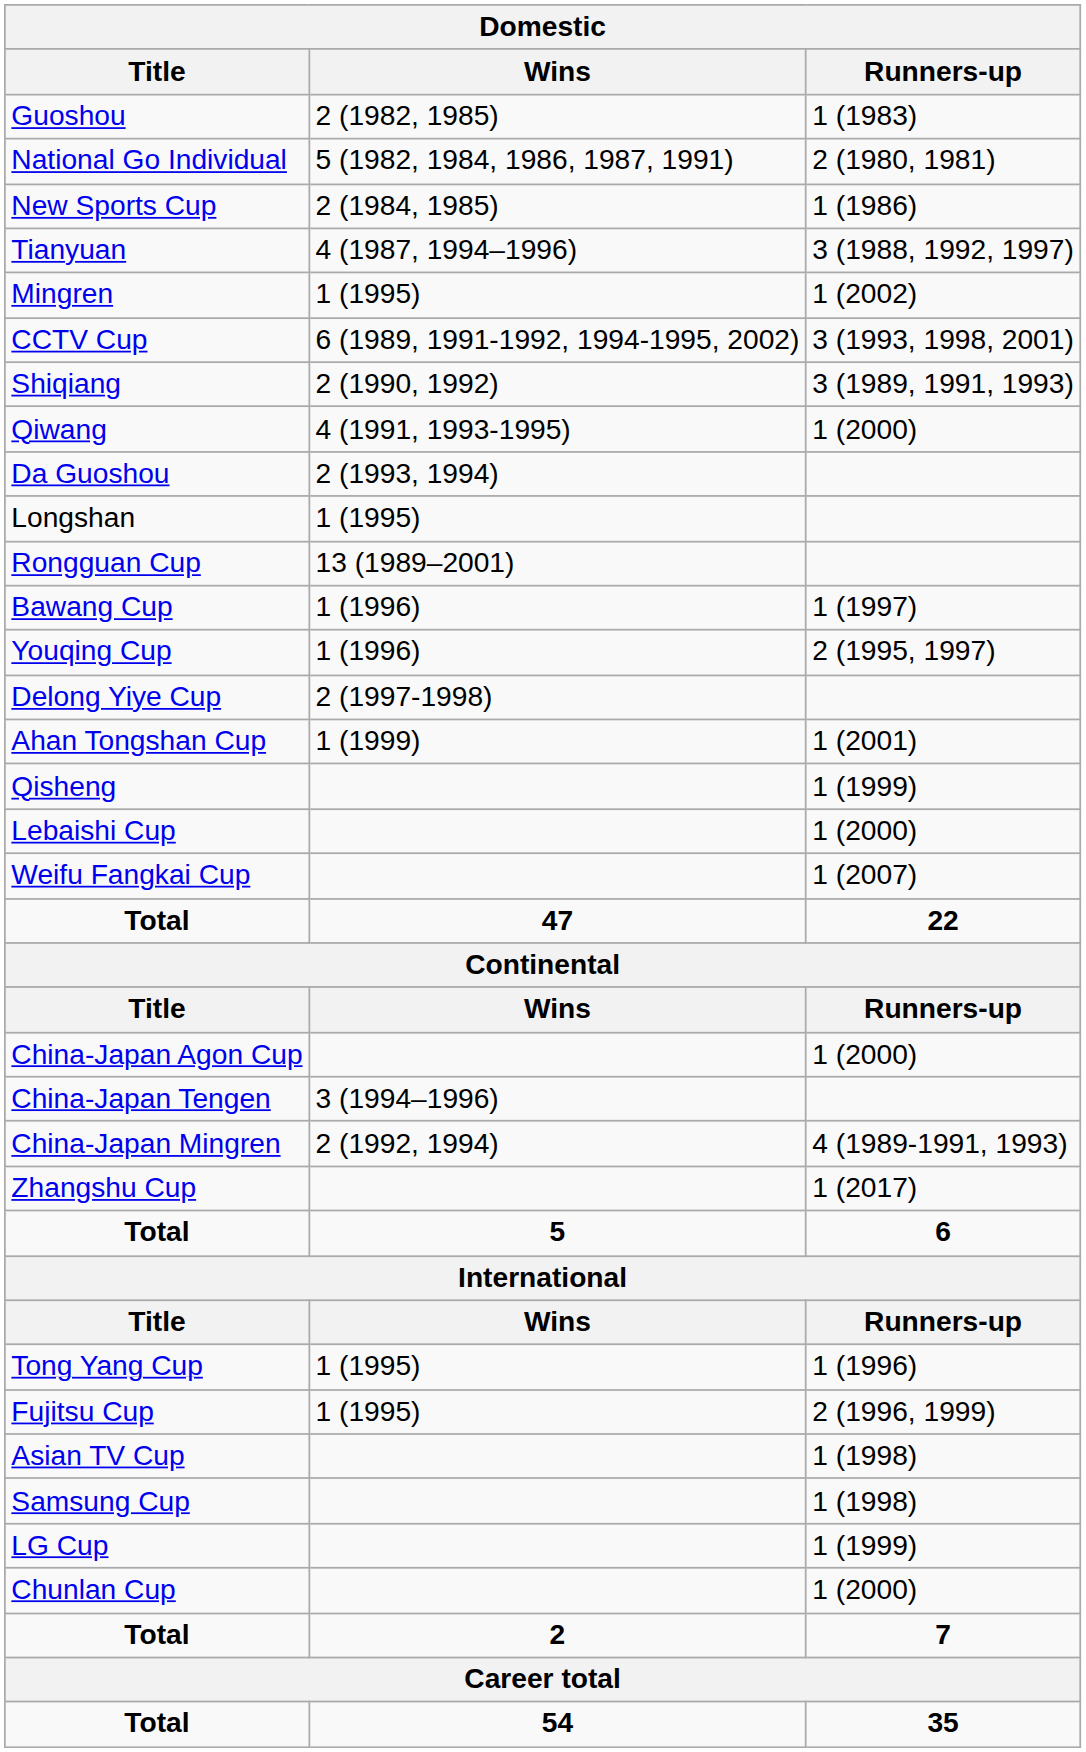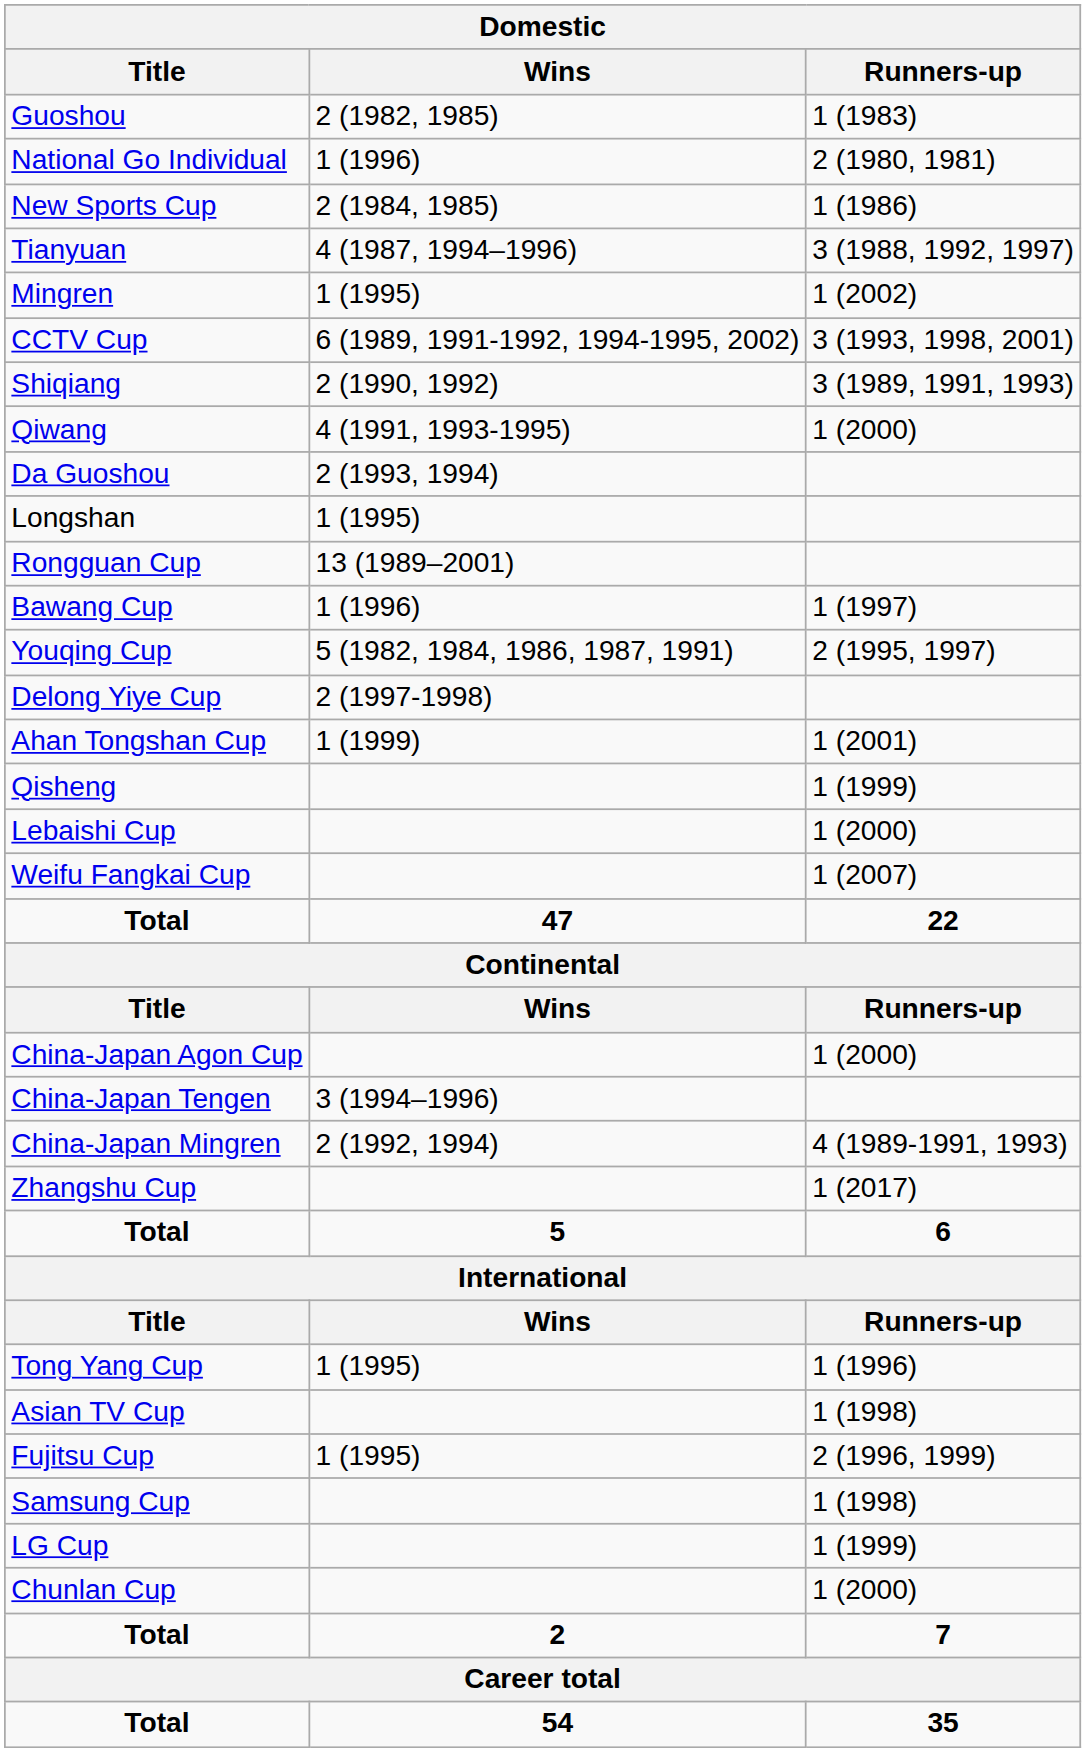(525, 160) 5 (1982, 1984, 1986, 1987, 1991) -> (368, 160) 1 (1996)
(368, 652) 1 (1996) -> (525, 652) 5 (1982, 1984, 1986, 1987, 1991)
rows swapped: (83, 1411) <-> (98, 1455)
